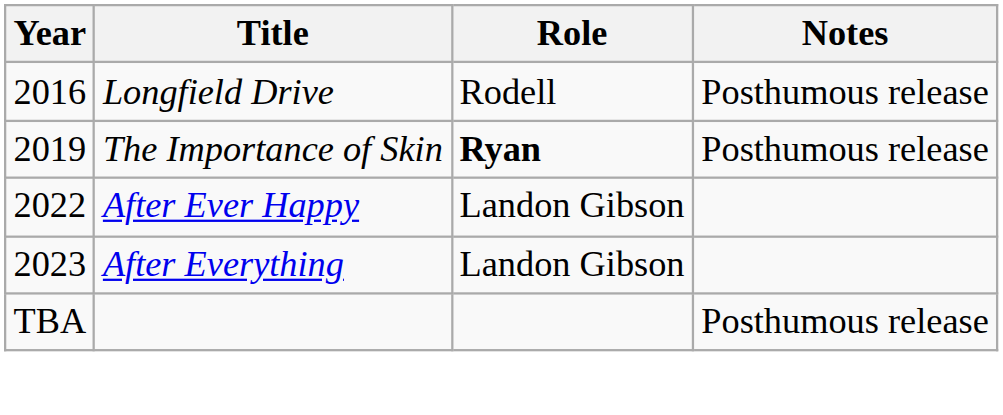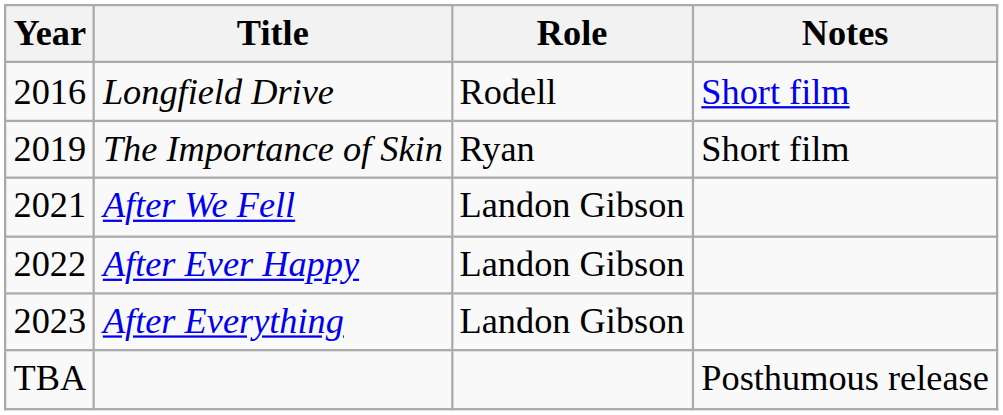(845, 90) Posthumous release -> (775, 90) Short film
(500, 148) bold -> (497, 148) normal
(845, 148) Posthumous release -> (775, 148) Short film
+ row: (199, 206)
